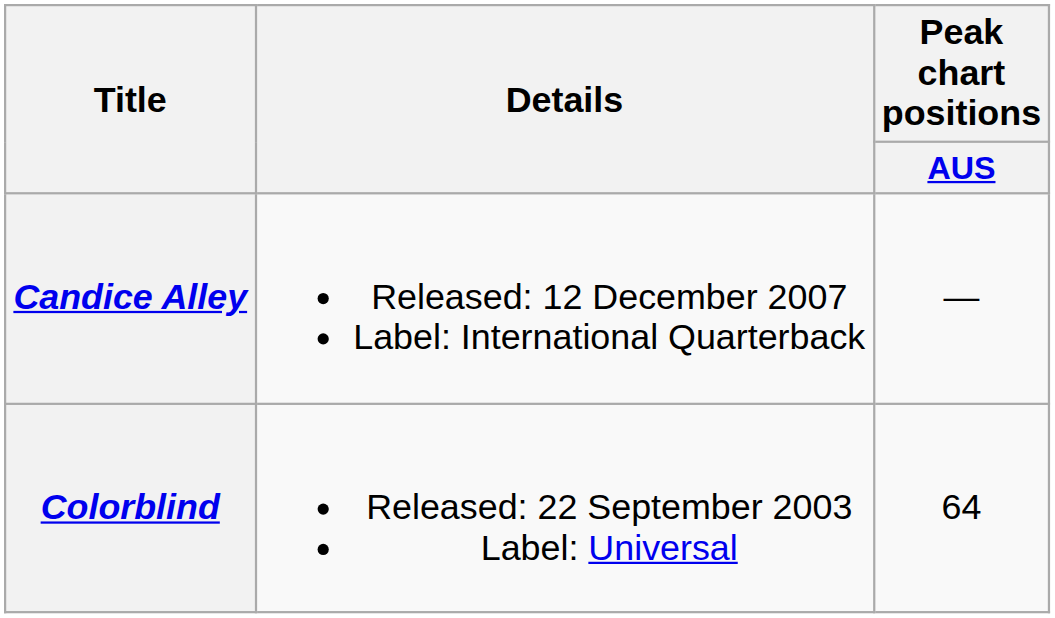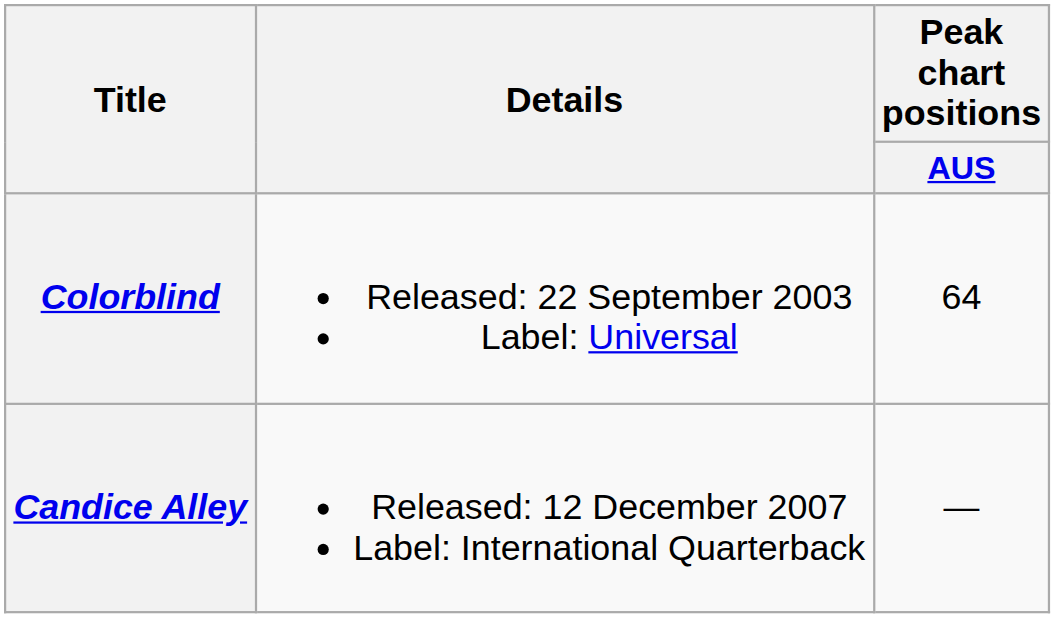rows swapped: (130, 506) <-> (130, 297)
